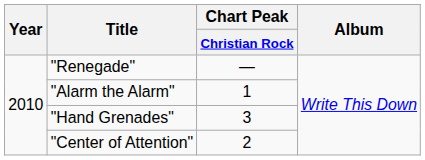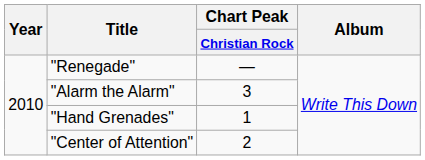(247, 92) 1 -> (247, 92) 3
(247, 117) 3 -> (247, 117) 1
